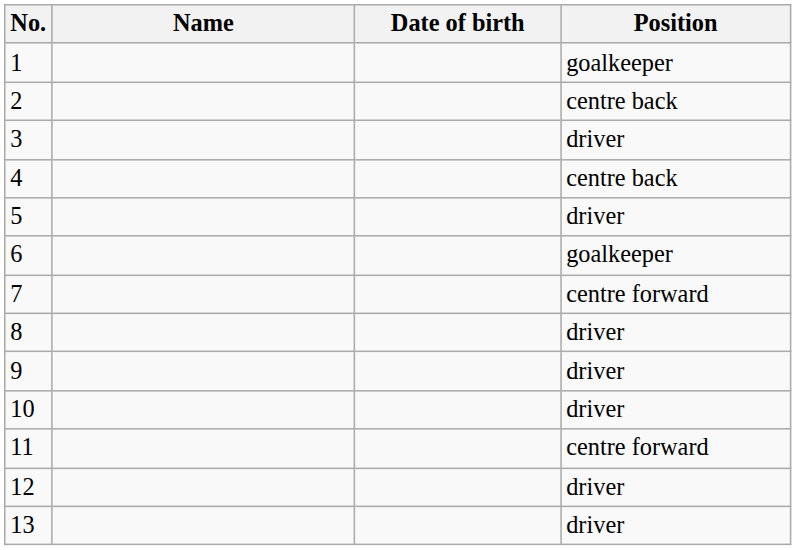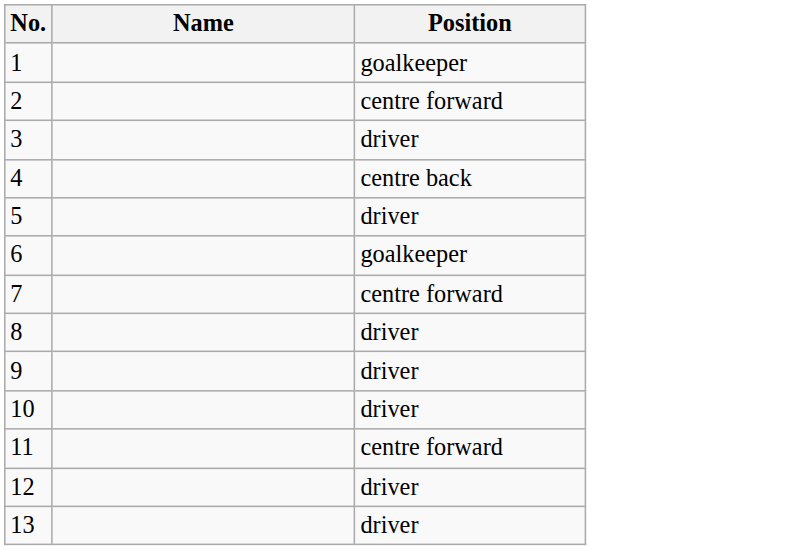- column: (458, 23)
(622, 100) centre back -> (432, 100) centre forward
